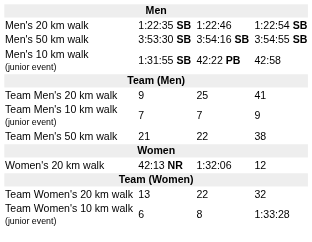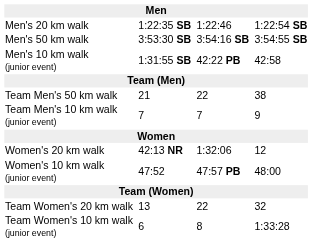- row: (61, 95)
rows swapped: (61, 136) <-> (61, 116)
+ row: (55, 171)
